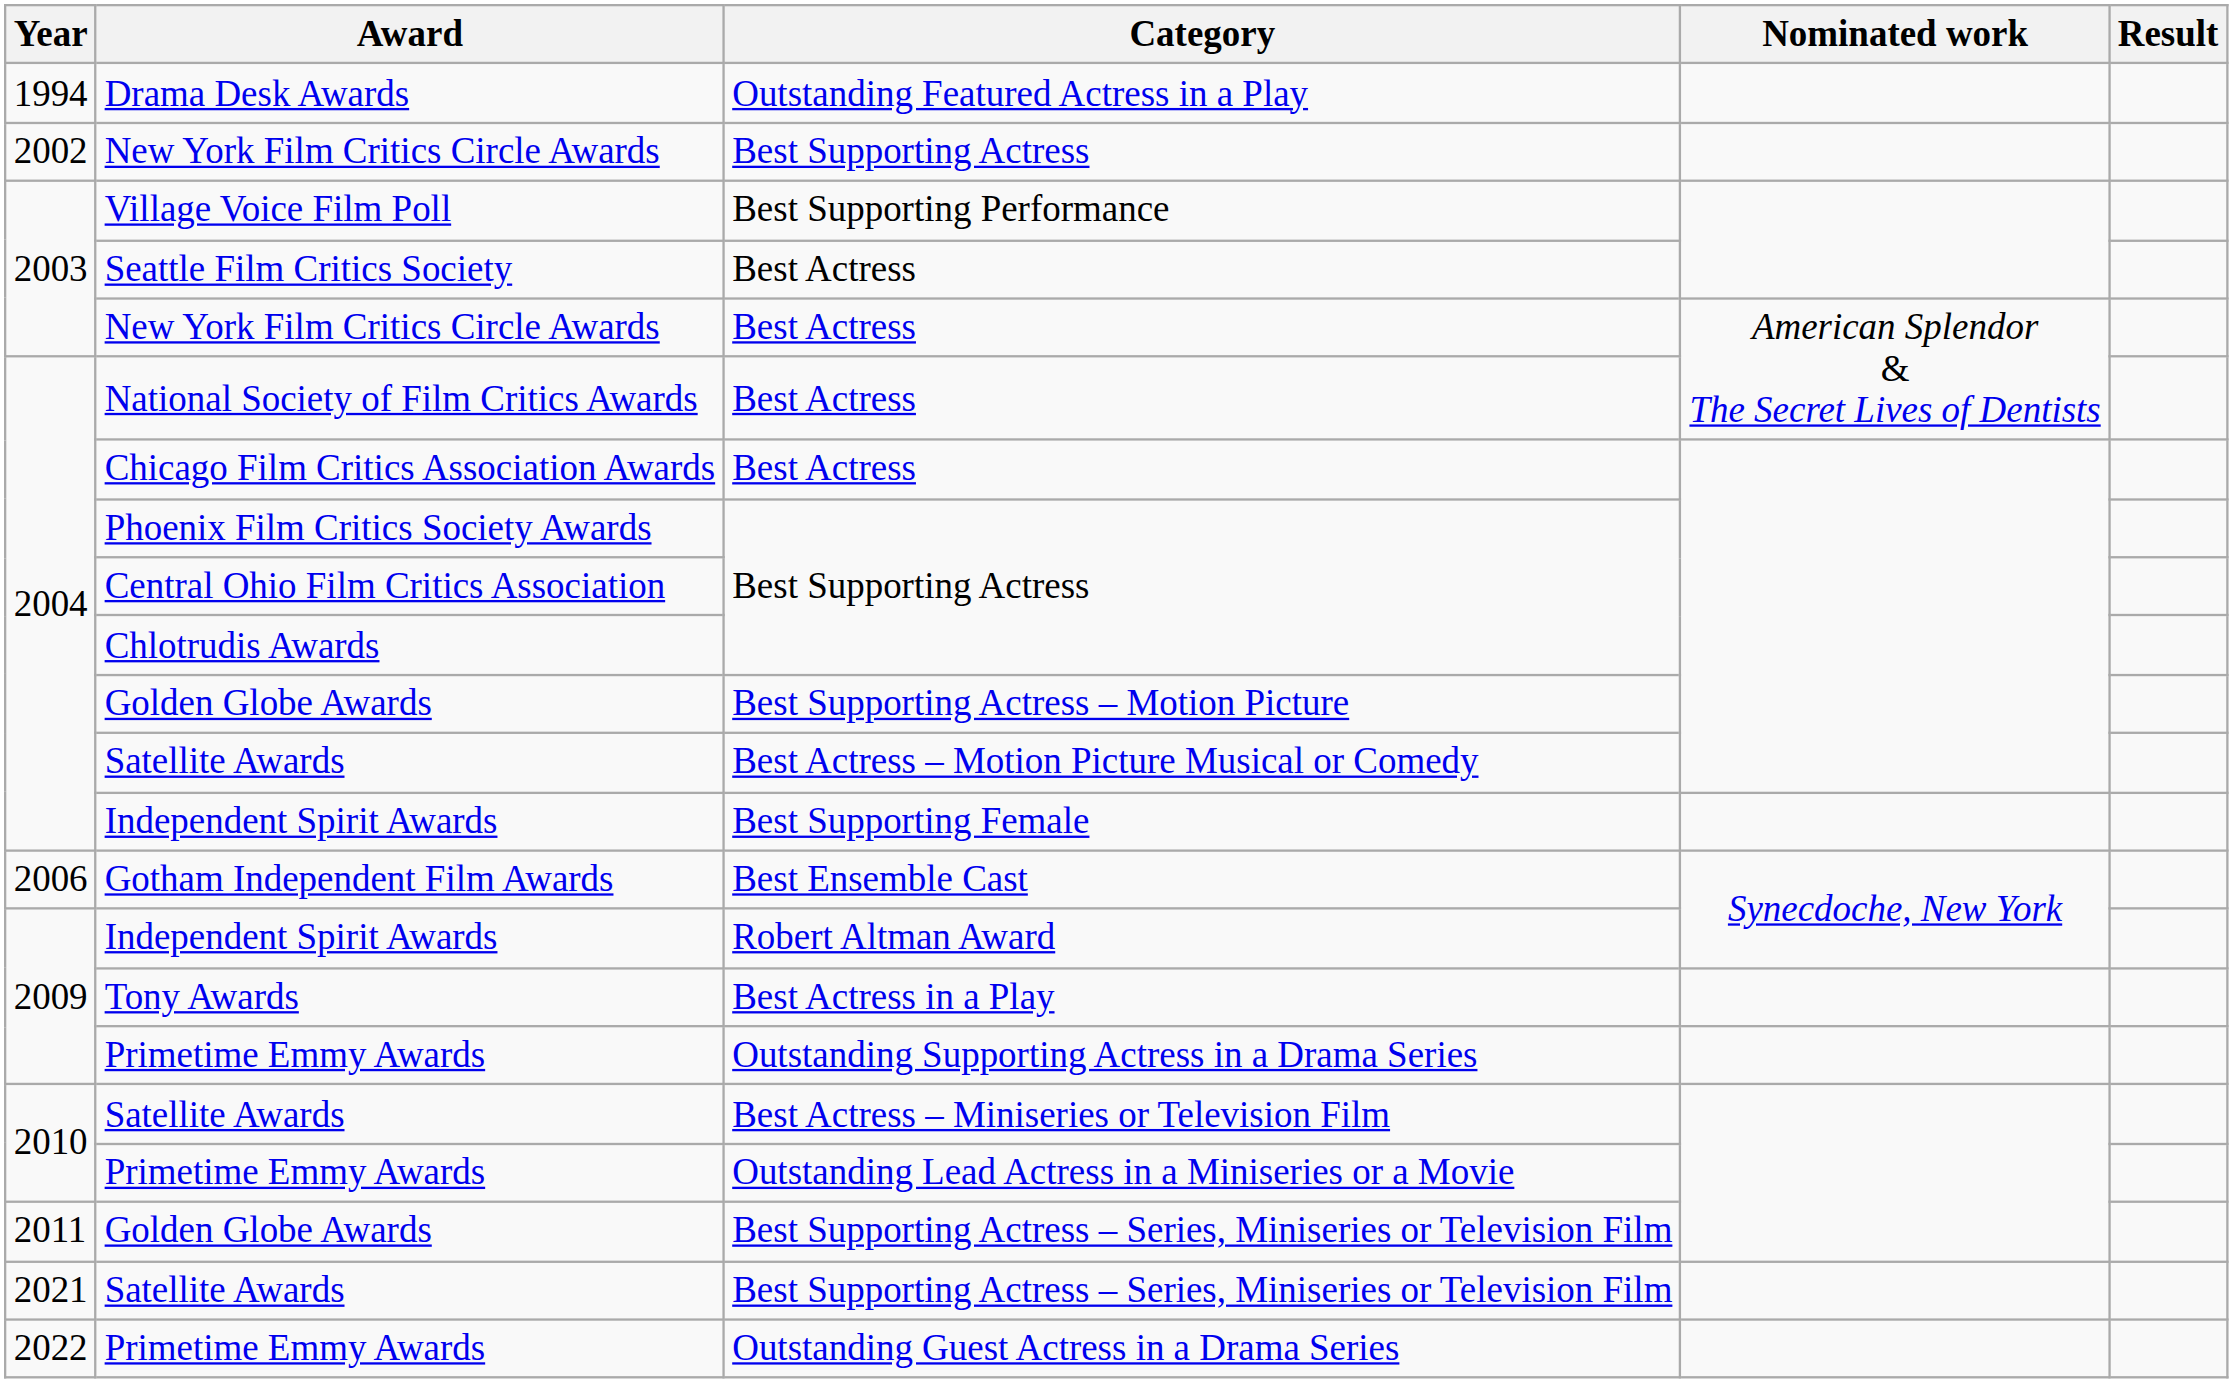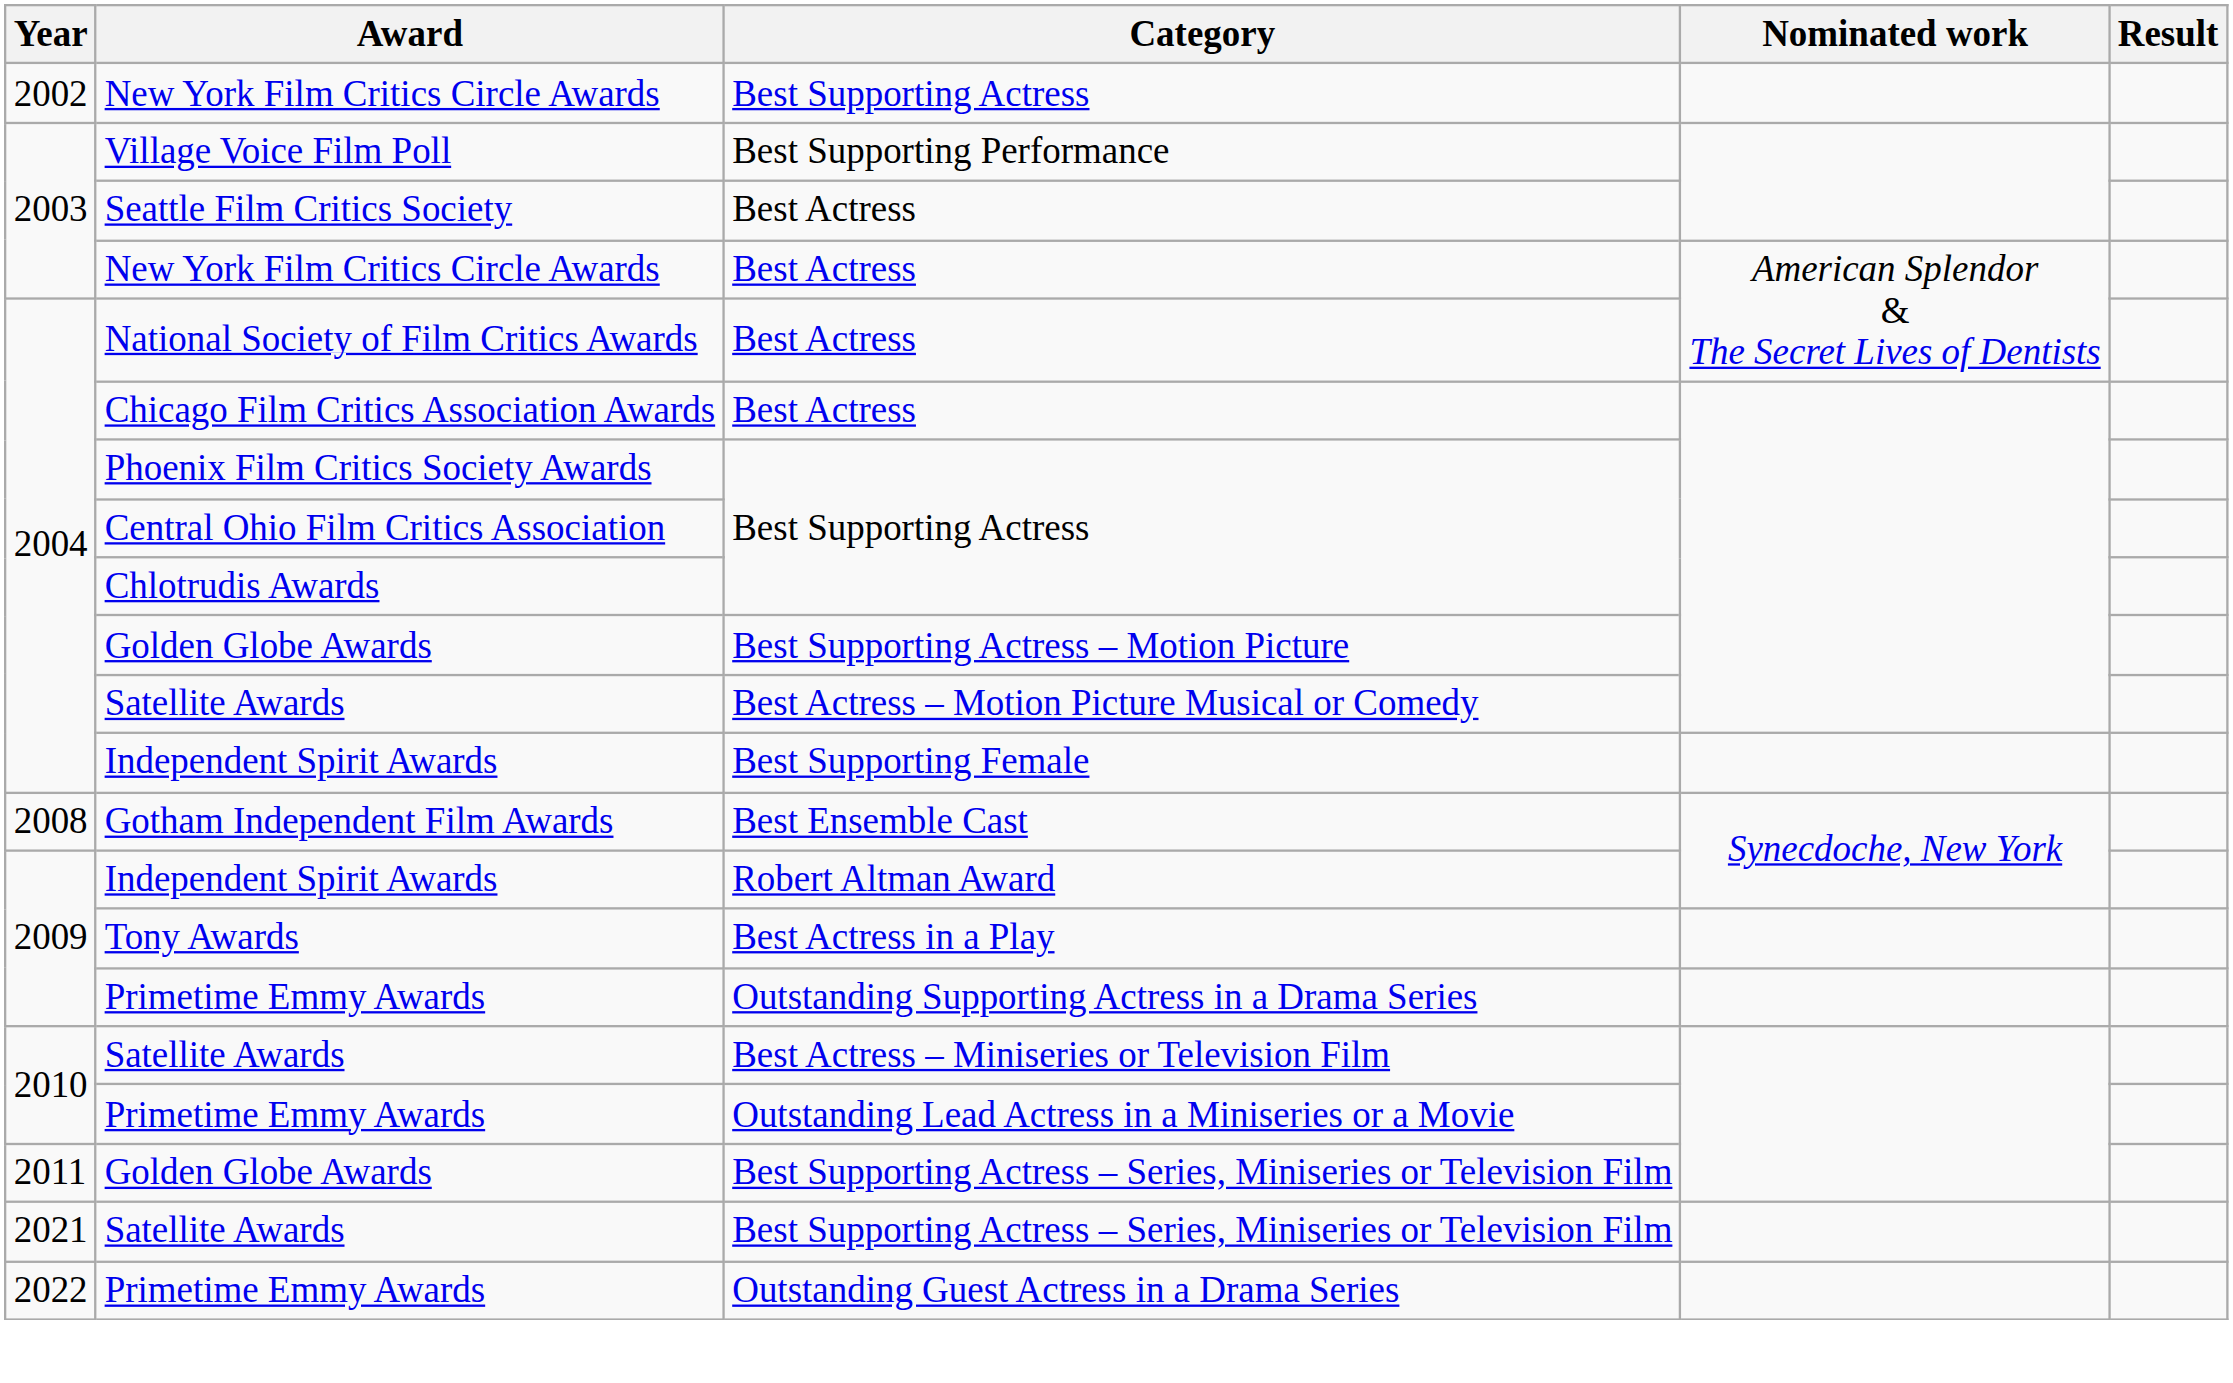- row: (257, 92)
(51, 878) 2006 -> (51, 820) 2008
